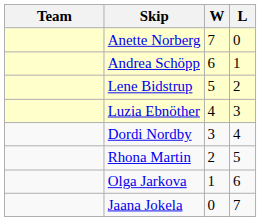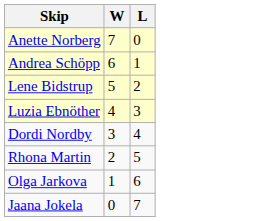- column: (54, 16)
